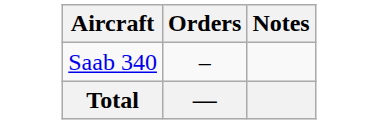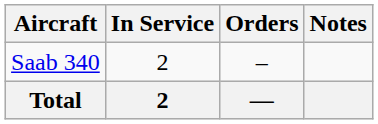+ column: (162, 23)
